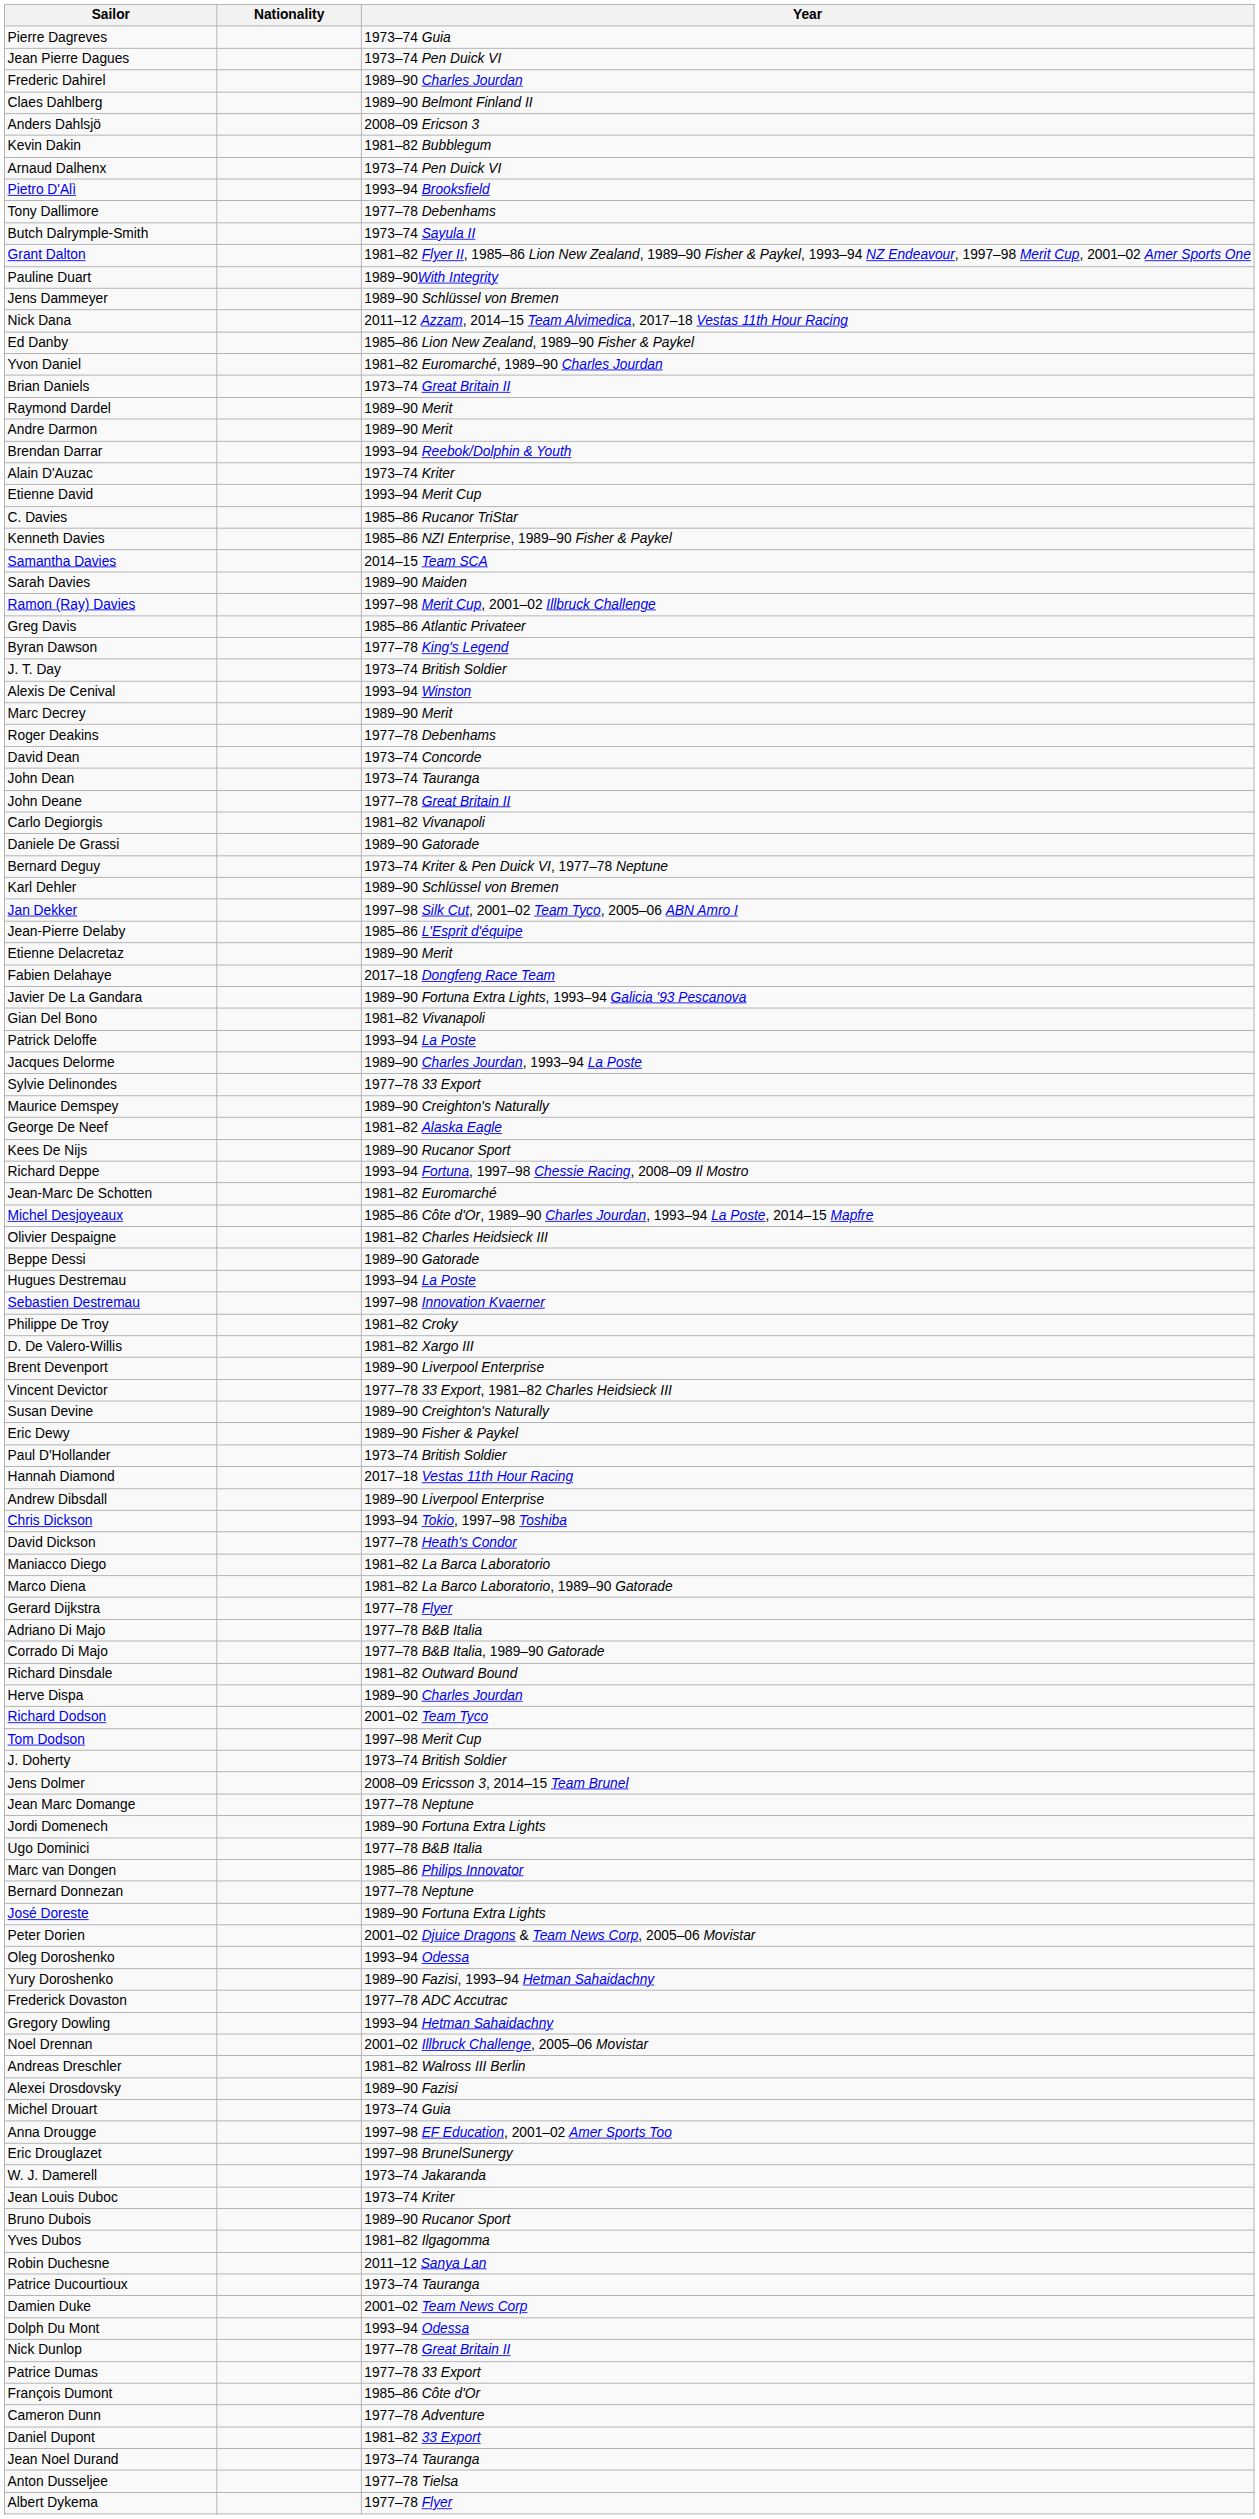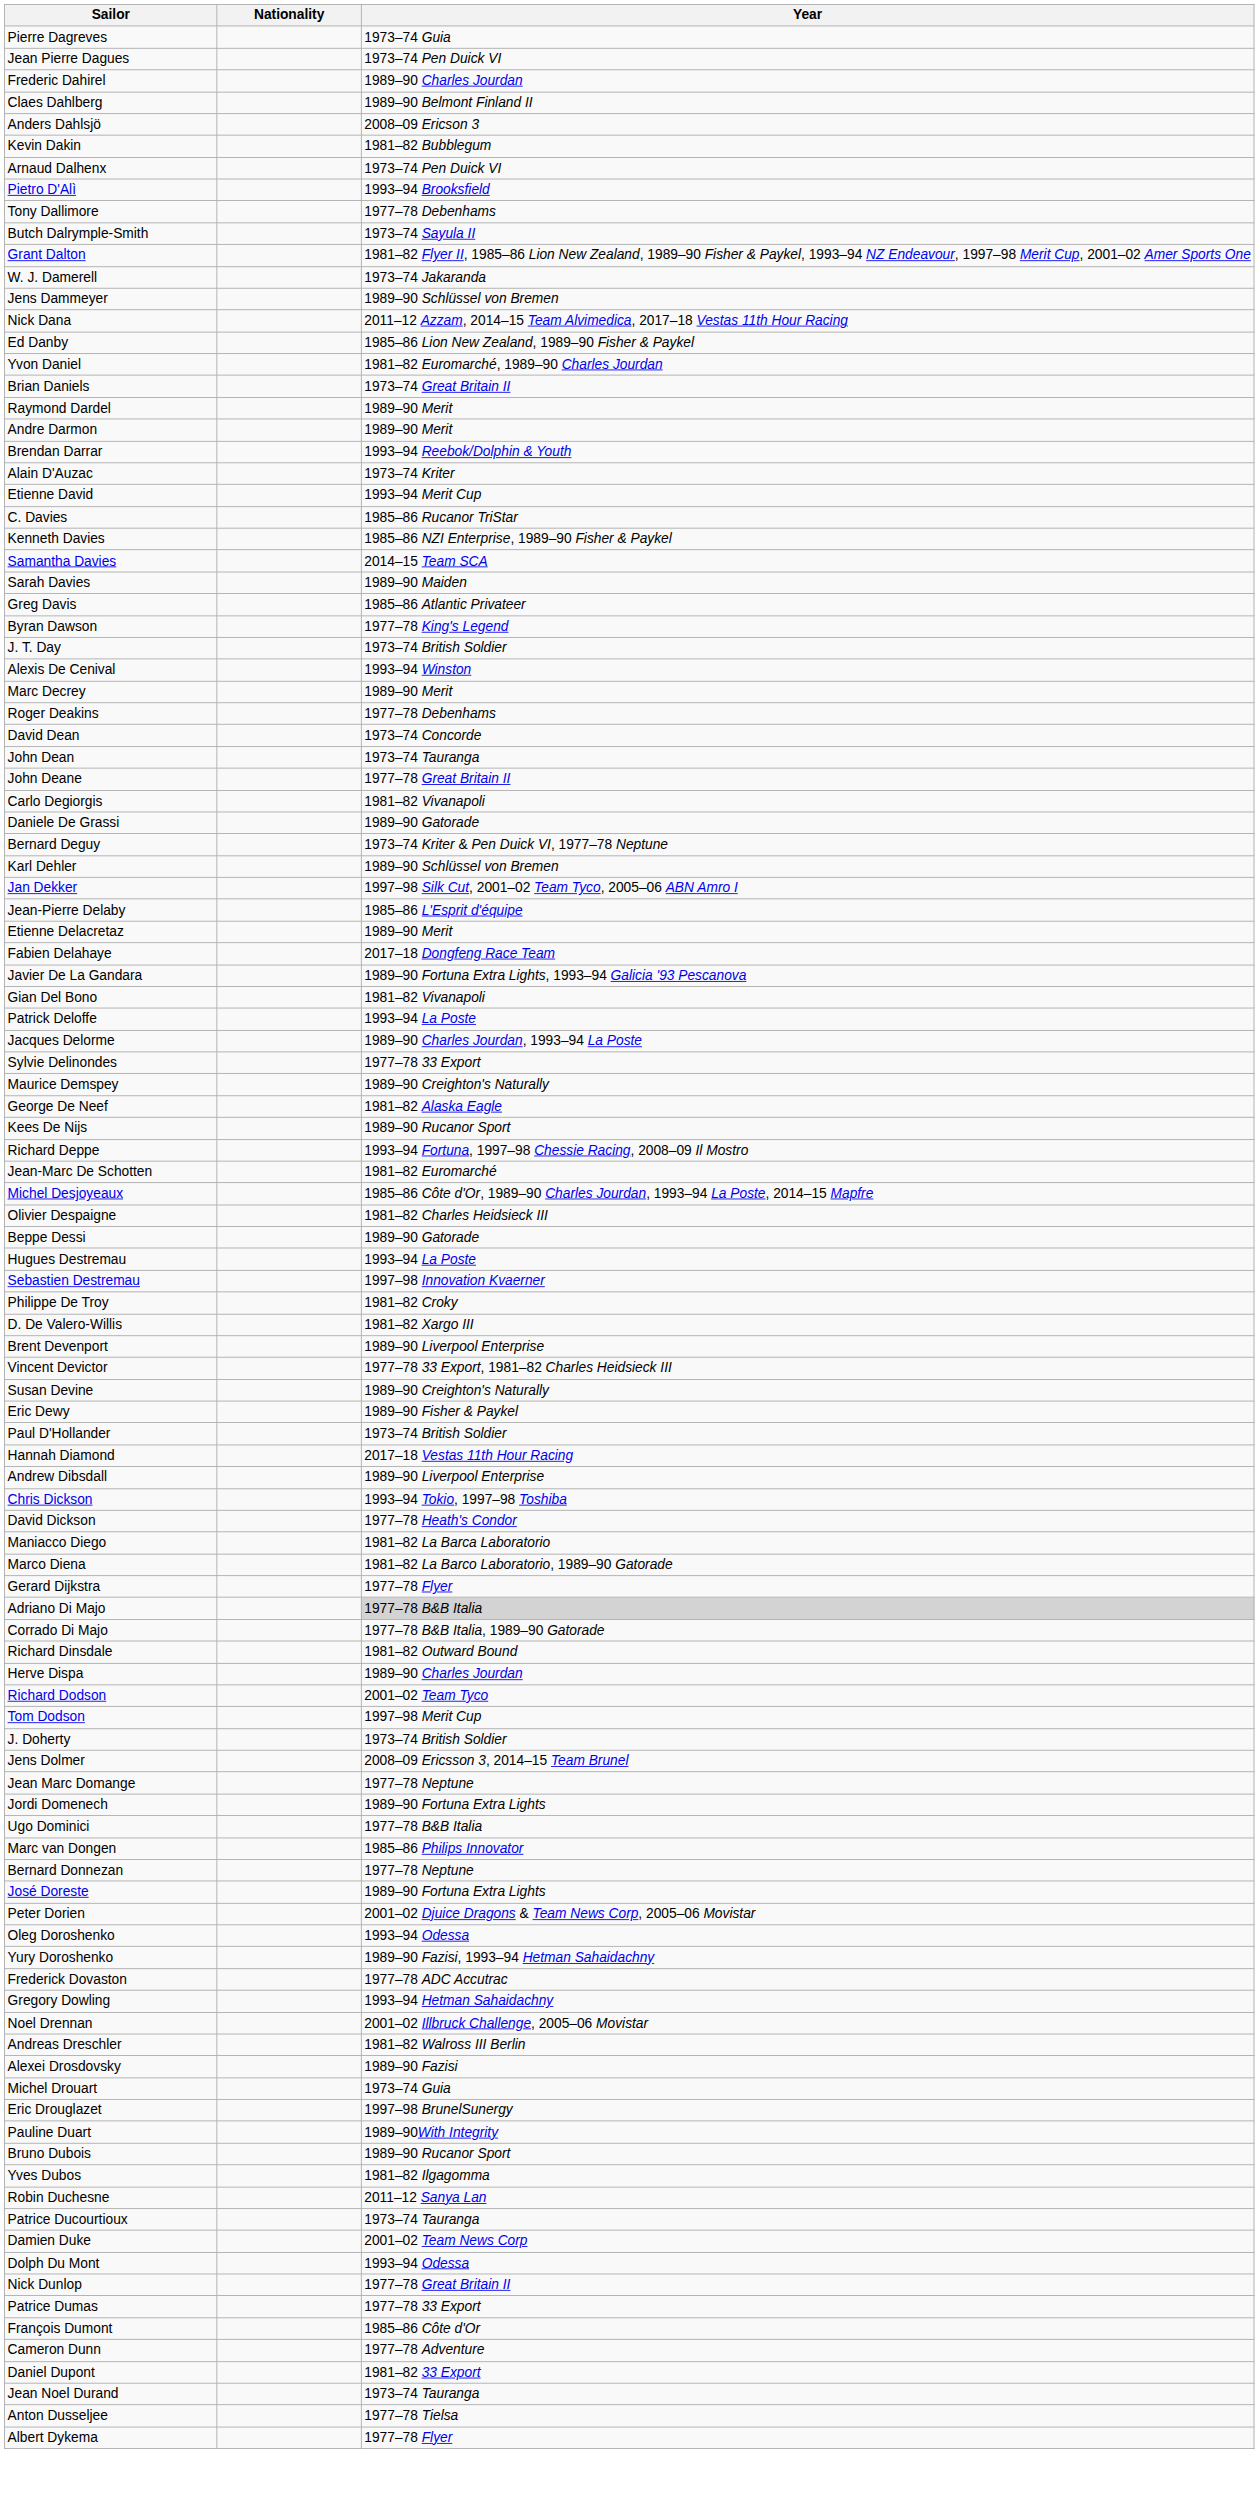rows swapped: (52, 2175) <-> (49, 277)
- row: (71, 604)
(423, 1630) no background -> (423, 1608) lightgrey background
- row: (52, 2132)
- row: (63, 2197)
